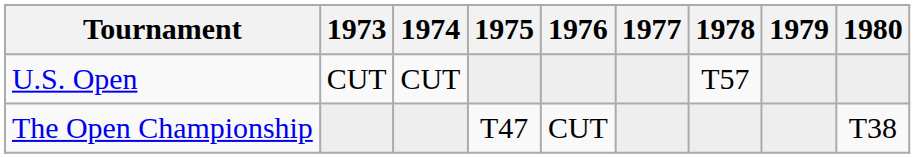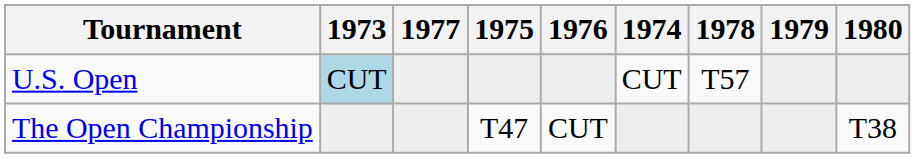columns swapped: (430, 29) <-> (652, 29)
(357, 78) no background -> (357, 78) lightblue background
